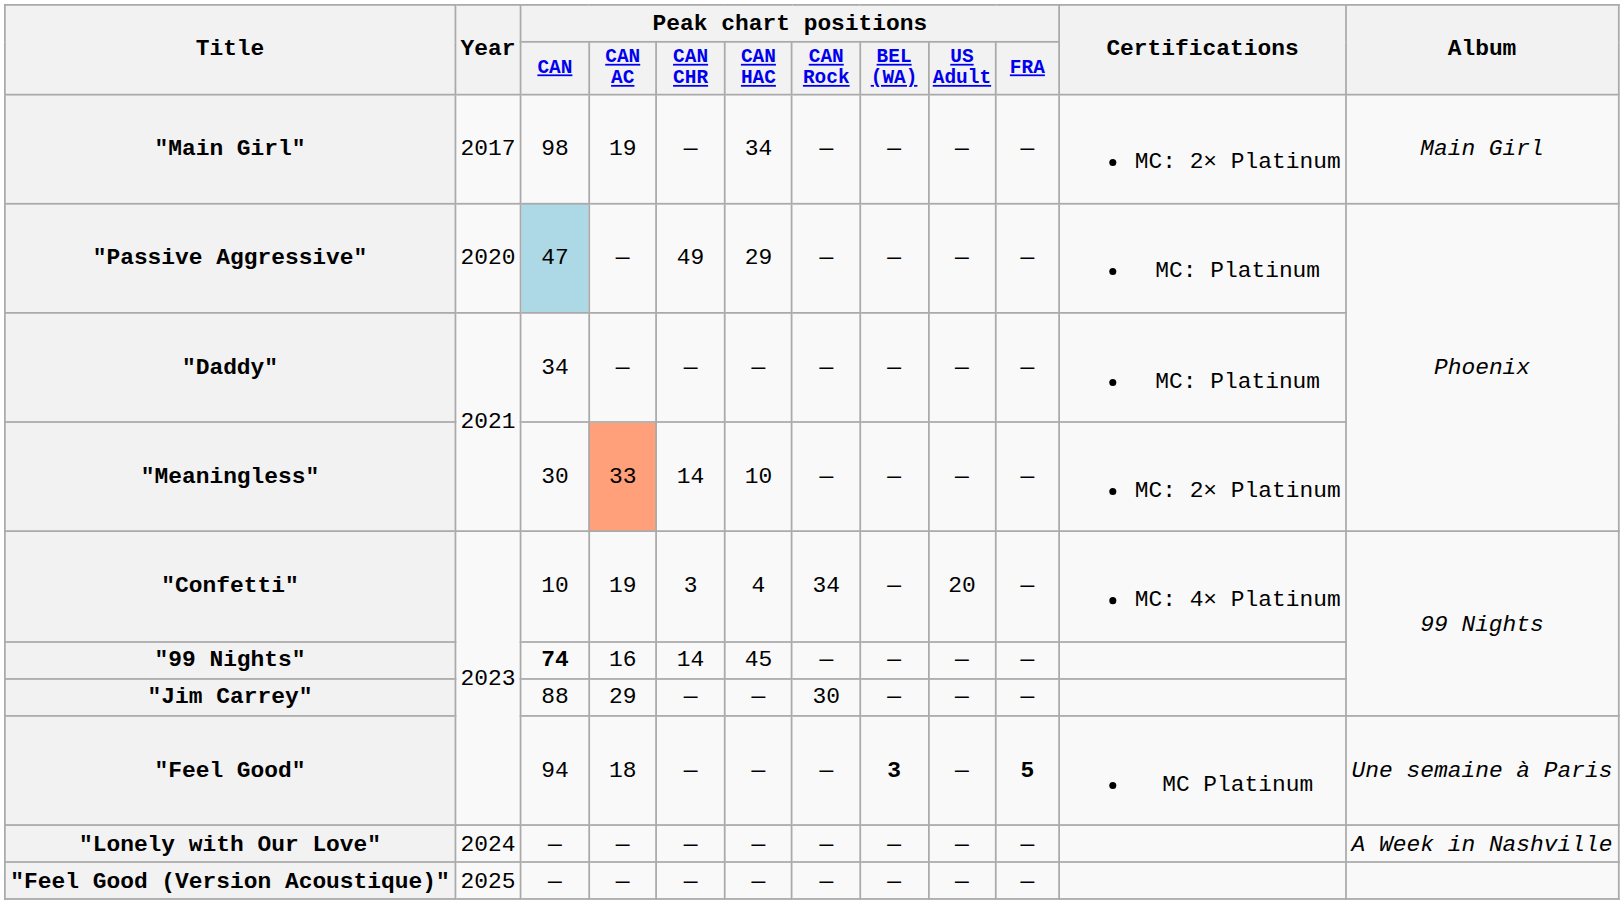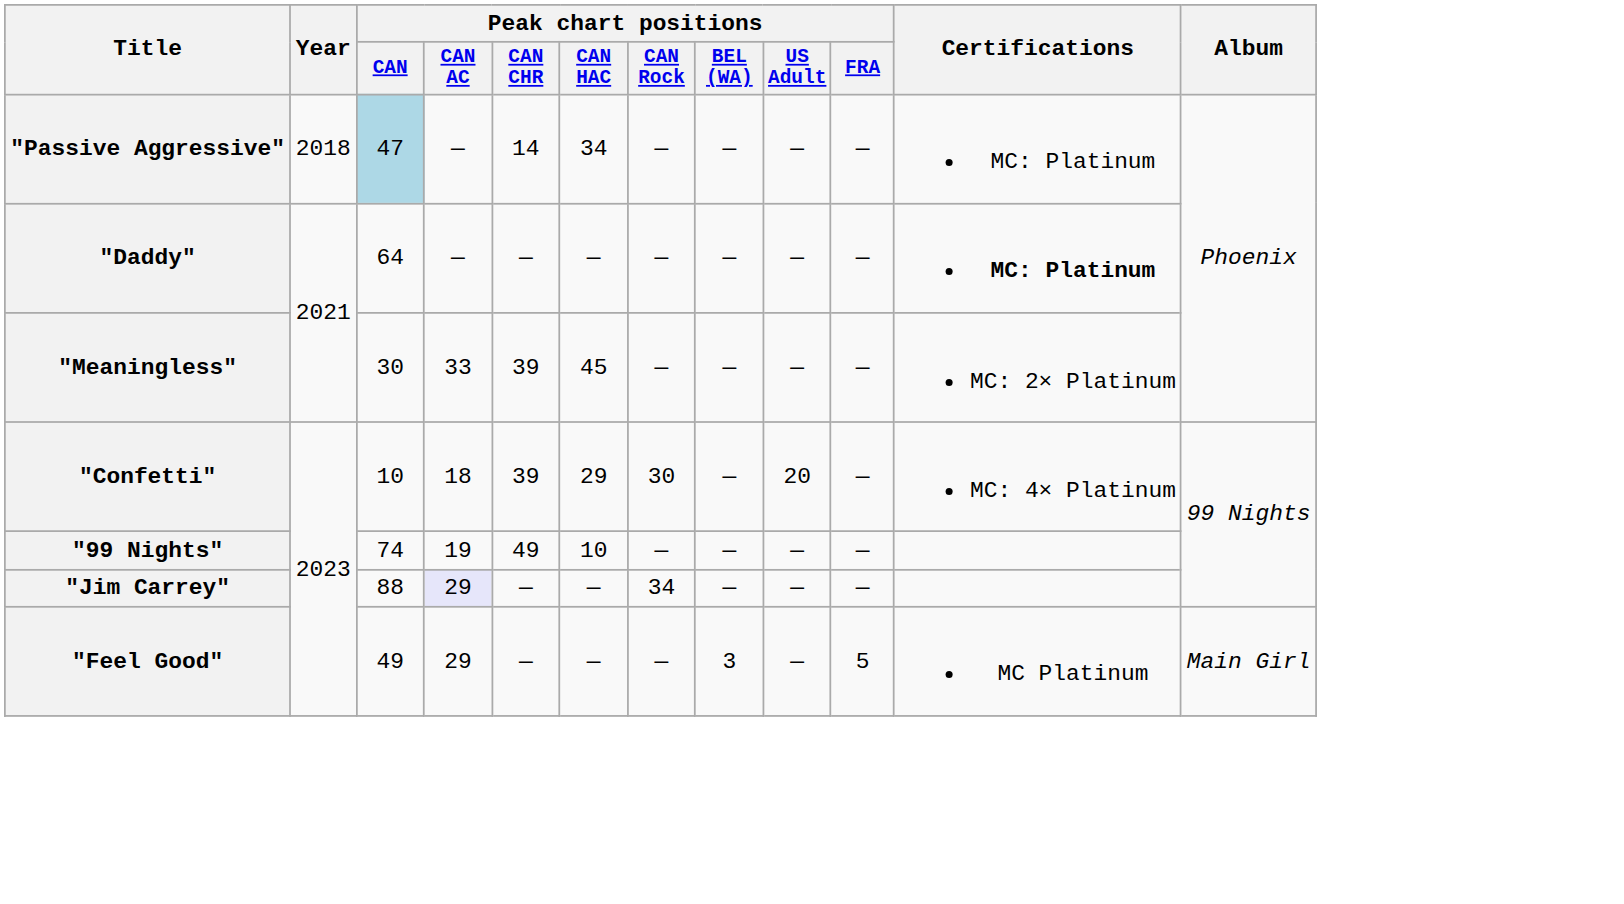- row: (230, 149)
(488, 258) 2020 -> (323, 149) 2018
(691, 258) 49 -> (526, 149) 14
(758, 258) 29 -> (594, 149) 34
(555, 368) 34 -> (390, 258) 64
(1203, 381) normal -> (1038, 271) bold
(623, 477) lightsalmon background -> (458, 368) no background
(691, 477) 14 -> (526, 368) 39
(758, 477) 10 -> (594, 368) 45
(623, 586) 19 -> (458, 477) 18
(691, 586) 3 -> (526, 477) 39
(758, 586) 4 -> (594, 477) 29
(826, 586) 34 -> (662, 477) 30
(555, 660) bold -> (390, 550) normal
(623, 660) 16 -> (458, 550) 19
(691, 660) 14 -> (526, 550) 49
(758, 660) 45 -> (594, 550) 10
(623, 697) no background -> (458, 588) lavender background
(826, 697) 30 -> (662, 588) 34
(555, 770) 94 -> (390, 661) 49
(623, 770) 18 -> (458, 661) 29
(894, 770) bold -> (729, 661) normal
(1027, 770) bold -> (863, 661) normal
(1482, 770) Une semaine à Paris -> (1249, 661) Main Girl
- row: (230, 844)
- row: (230, 881)
